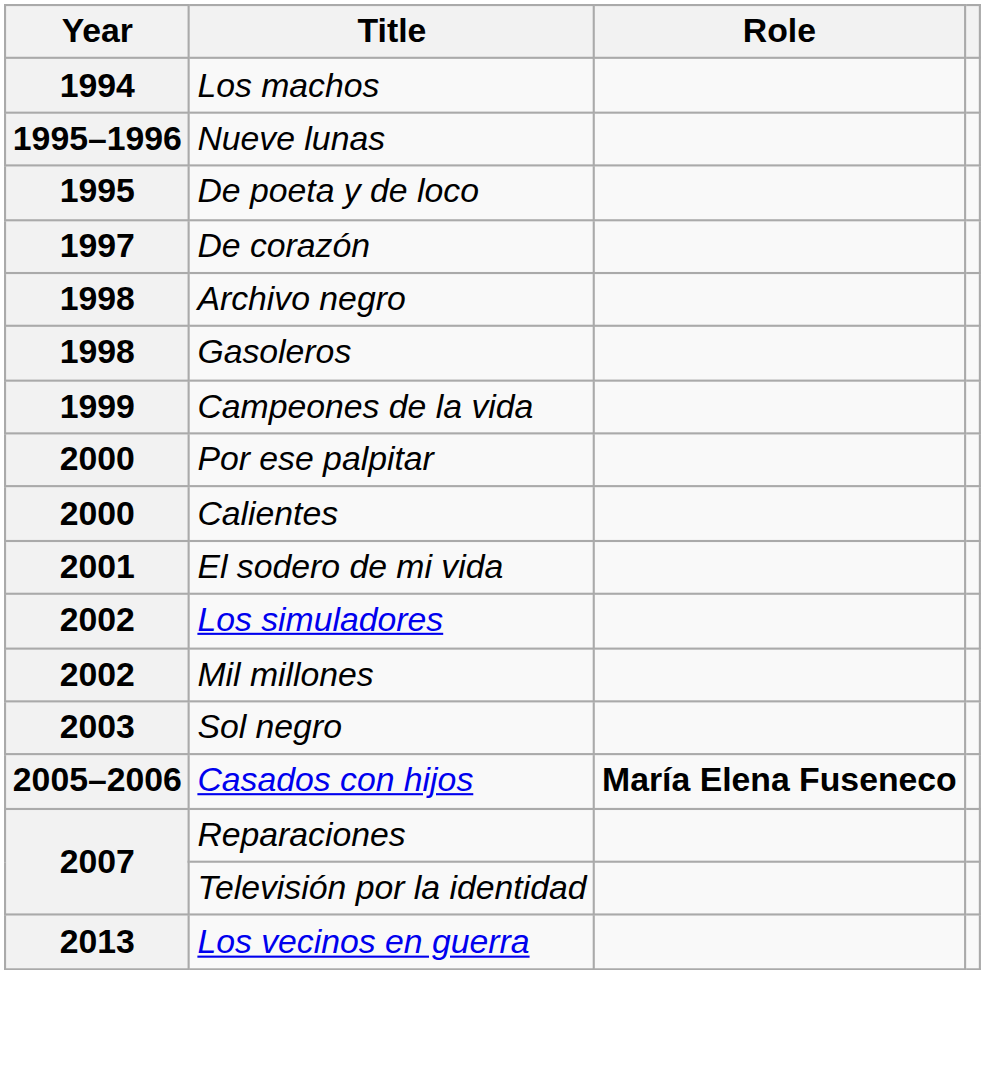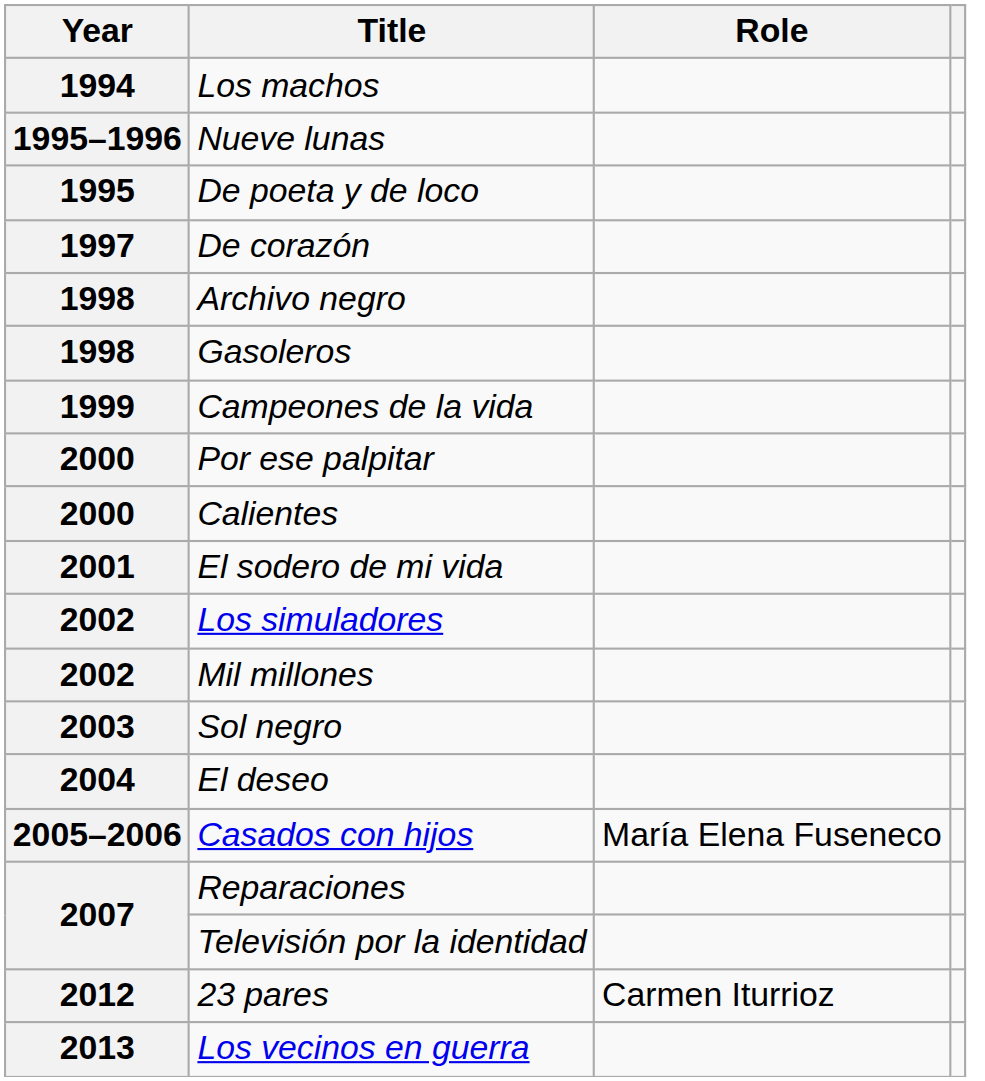+ row: (263, 780)
(779, 780) bold -> (772, 834) normal
+ row: (263, 995)
